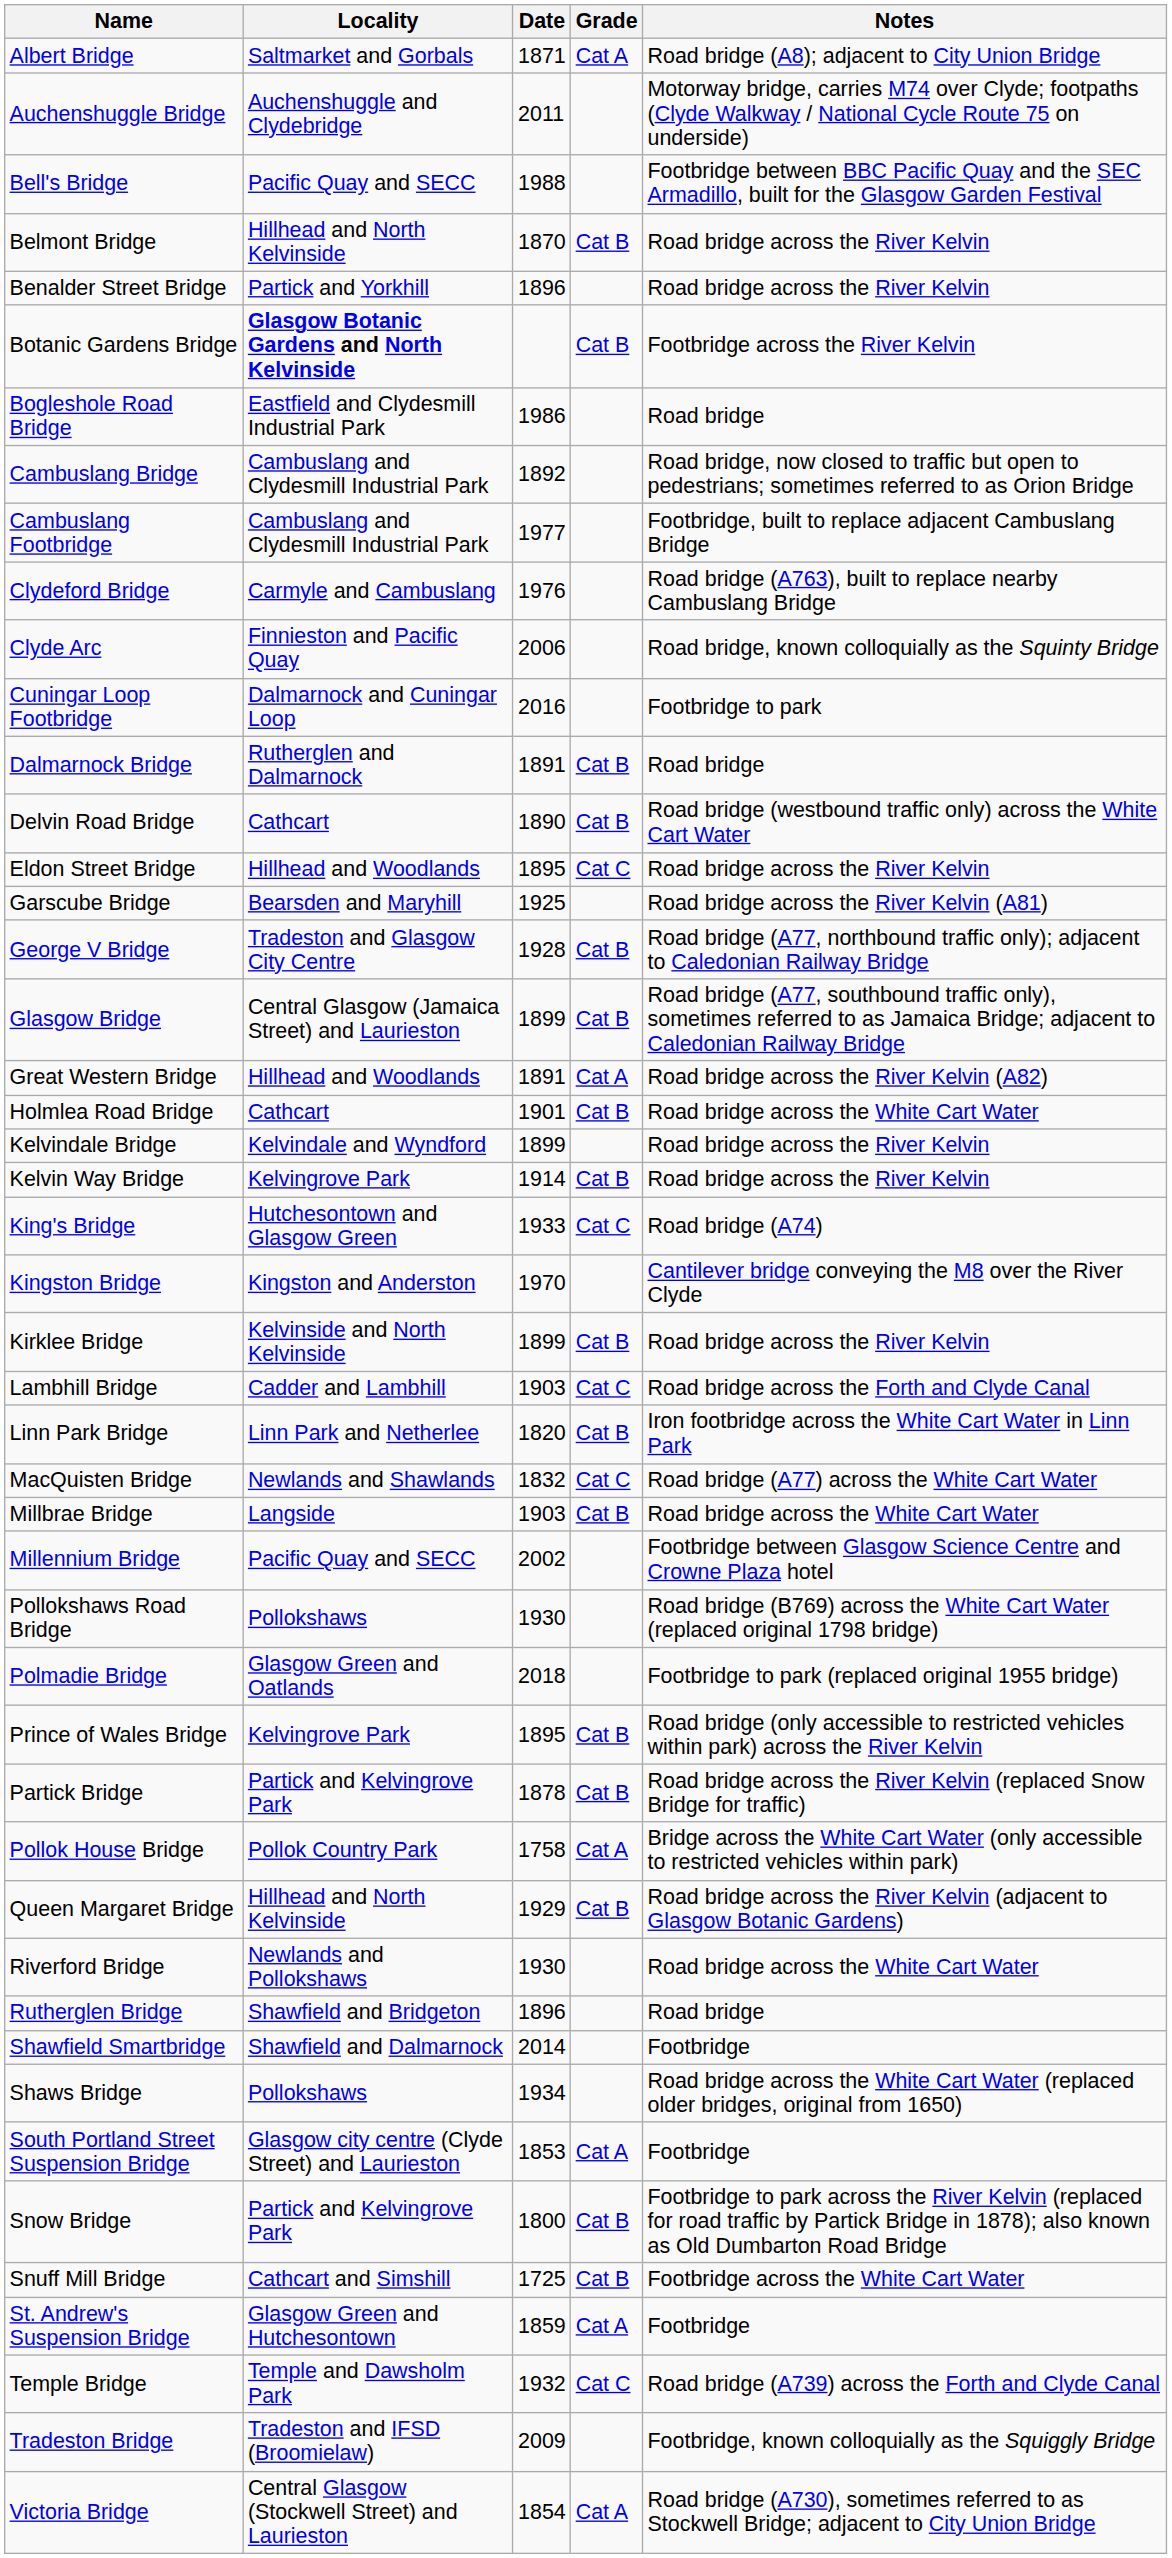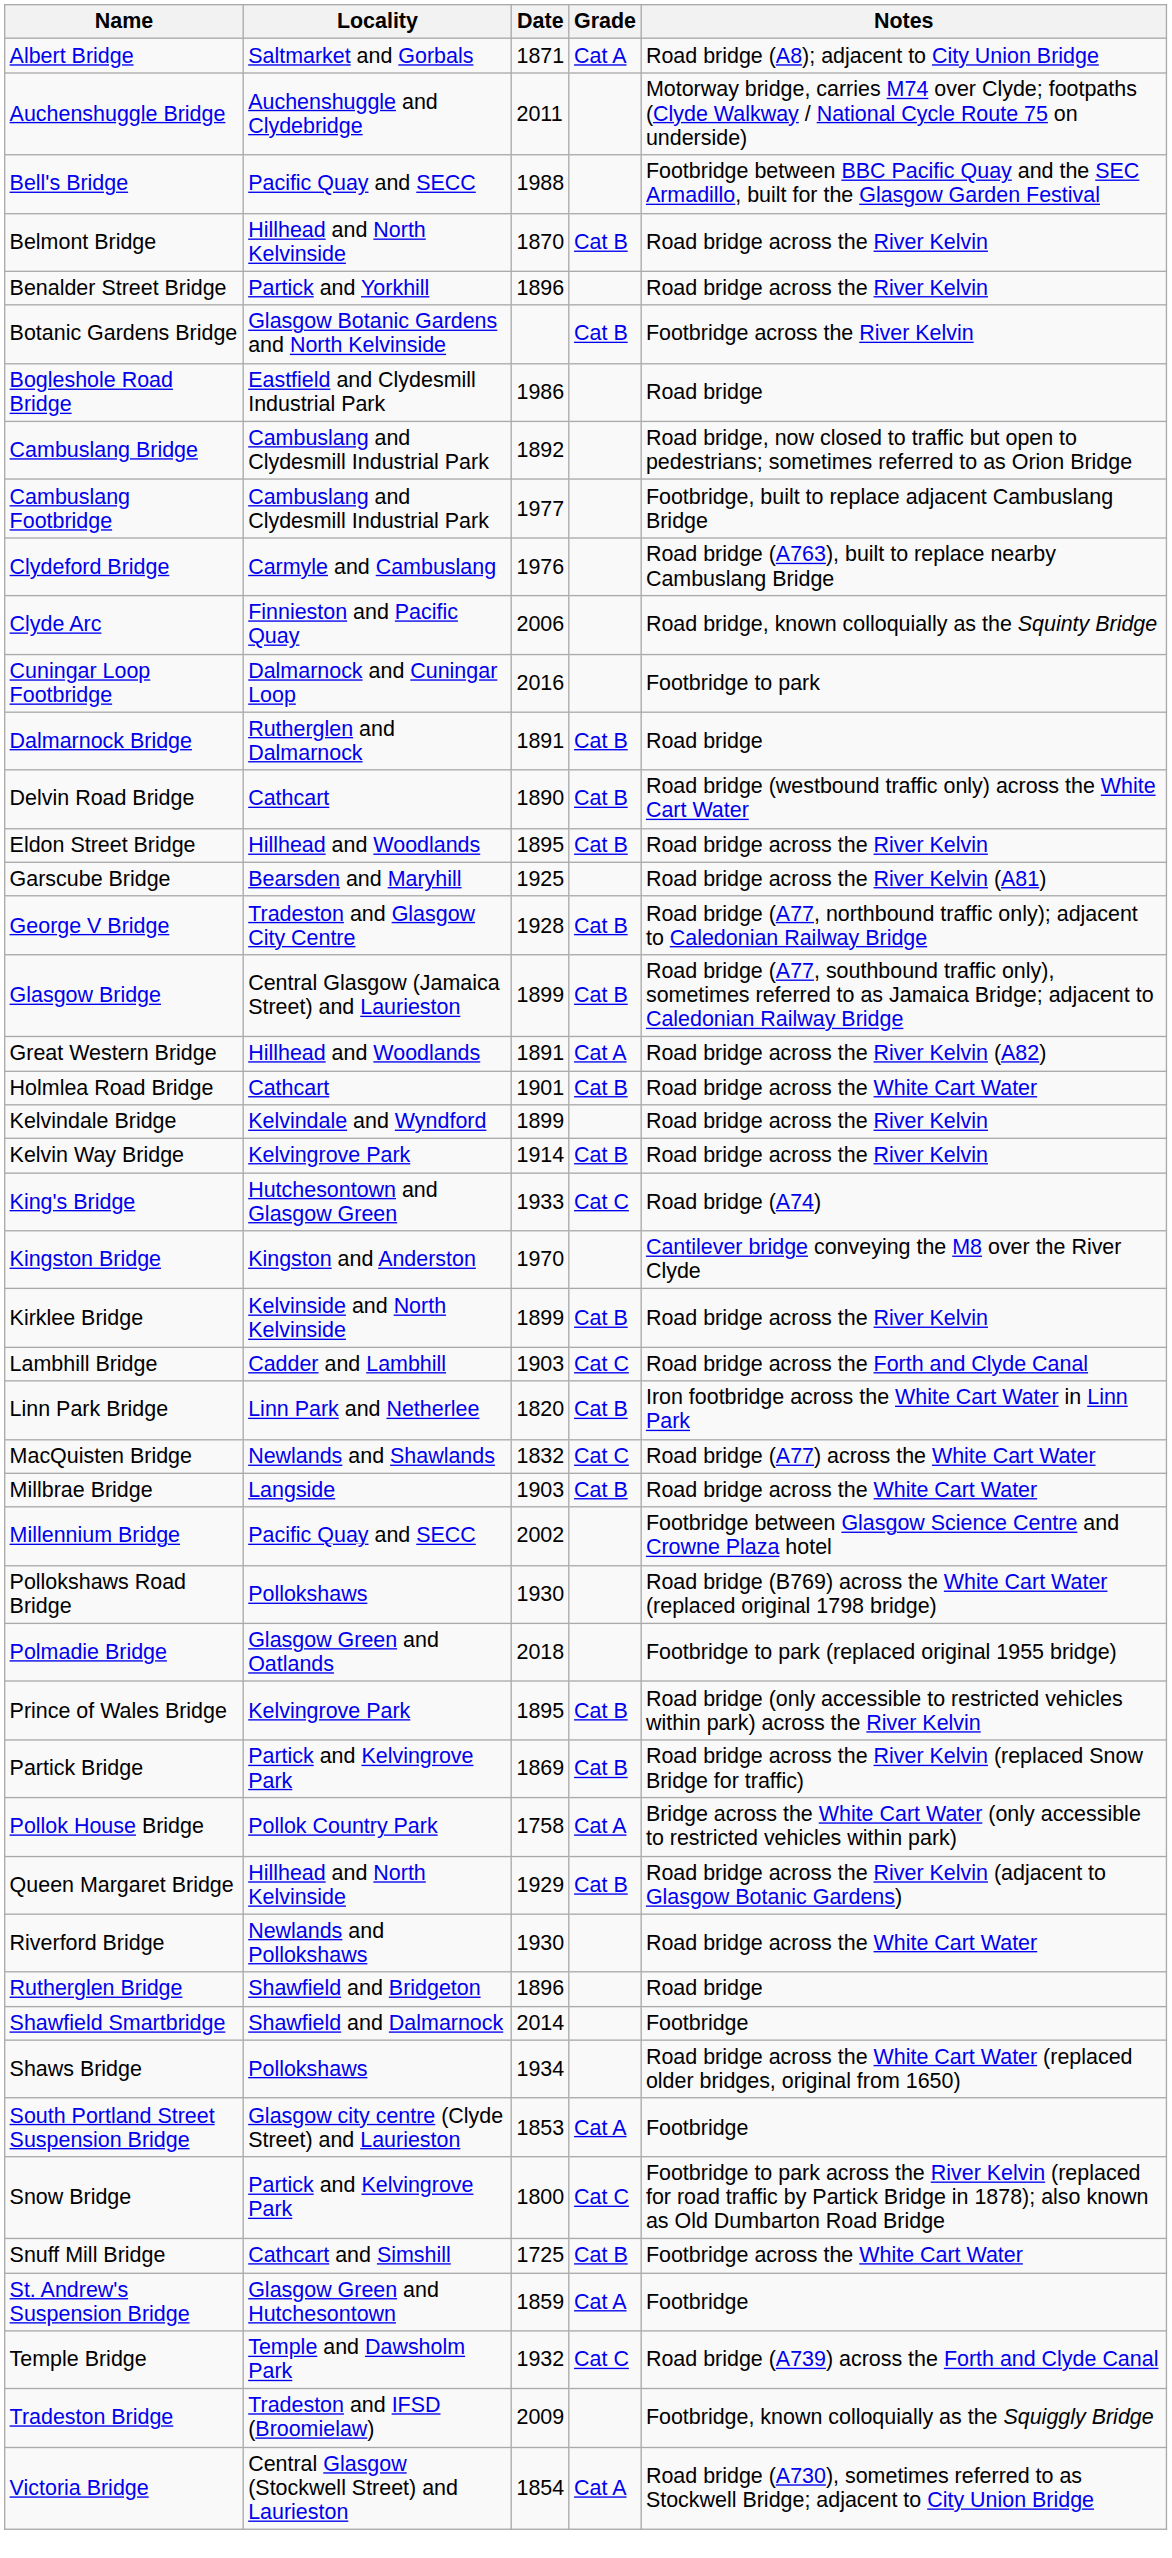(345, 346) bold -> (373, 334) normal
(603, 869) Cat C -> (601, 845) Cat B
(542, 1792) 1878 -> (540, 1768) 1869
(602, 2221) Cat B -> (601, 2197) Cat C
